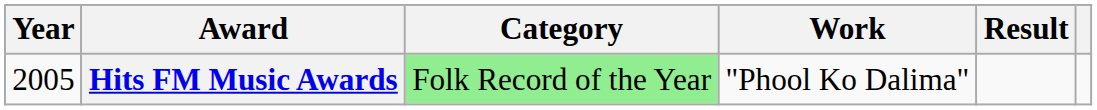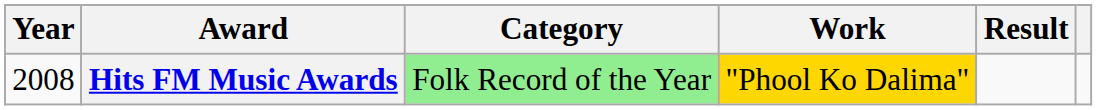(43, 78) 2005 -> (43, 78) 2008
(847, 78) no background -> (847, 78) gold background
